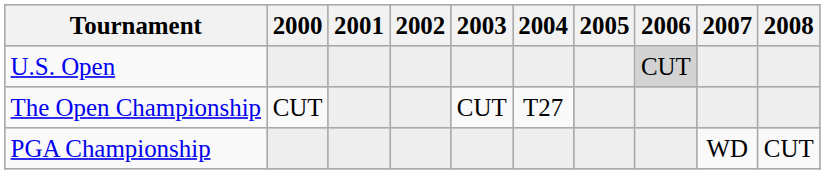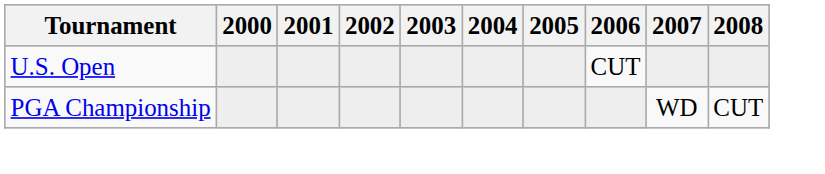(666, 66) lightgrey background -> (615, 66) no background
- row: (136, 107)
